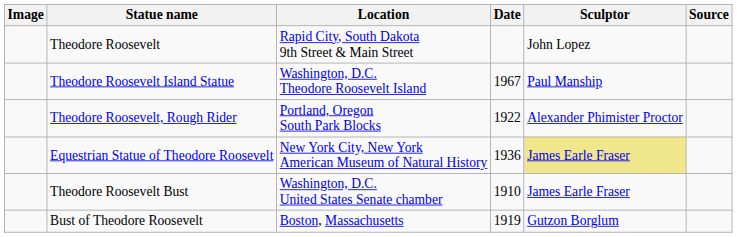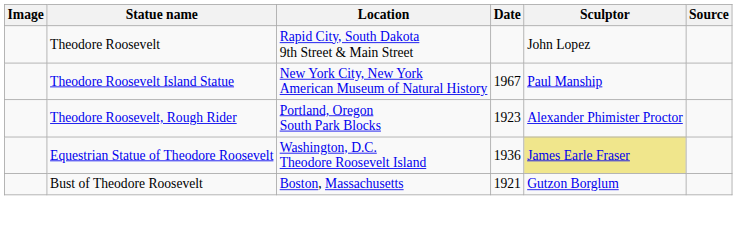(353, 81) Washington, D.C. Theodore Roosevelt Island -> (384, 81) New York City, New York American Museum of Natural History
(507, 118) 1922 -> (507, 118) 1923
(384, 155) New York City, New York American Museum of Natural History -> (353, 155) Washington, D.C. Theodore Roosevelt Island
- row: (119, 191)
(507, 221) 1919 -> (507, 184) 1921
